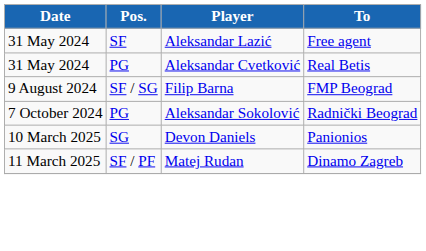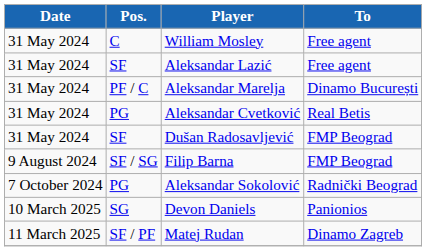+ row: (214, 40)
+ row: (225, 88)
+ row: (229, 137)
